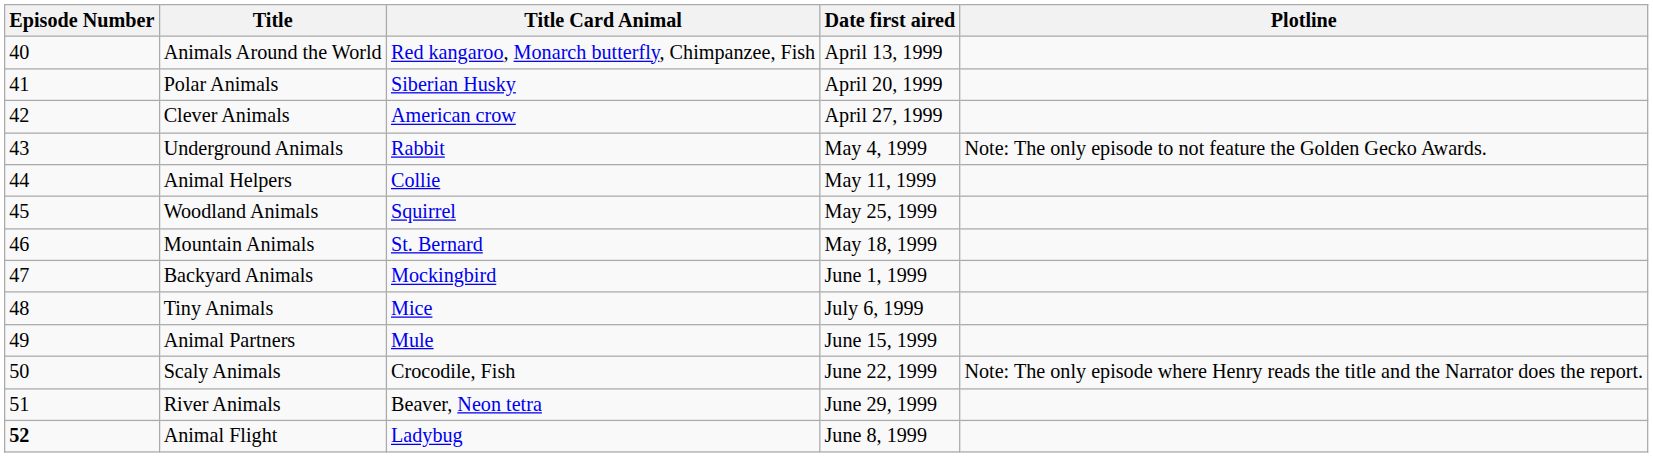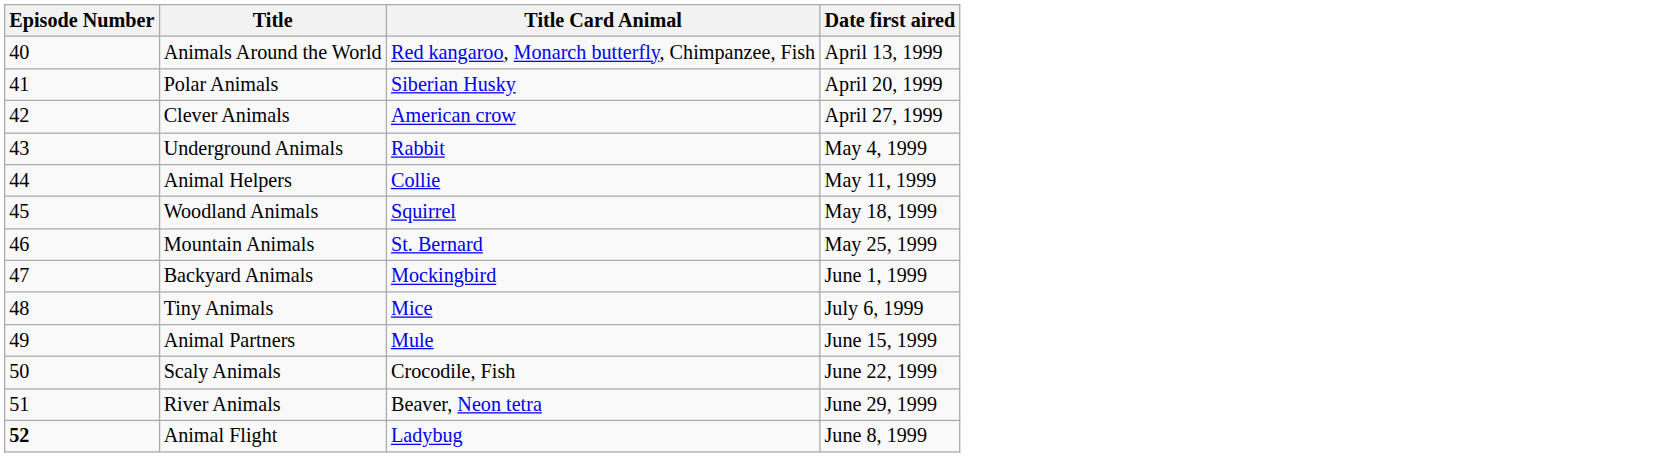- column: (1304, 20)
(881, 212) May 25, 1999 -> (881, 212) May 18, 1999
(881, 244) May 18, 1999 -> (881, 244) May 25, 1999
